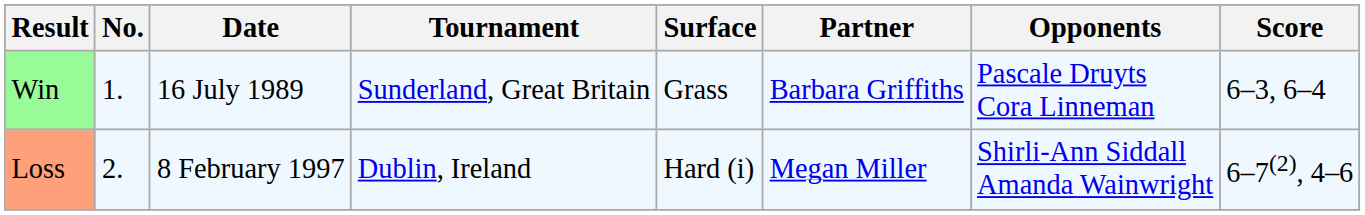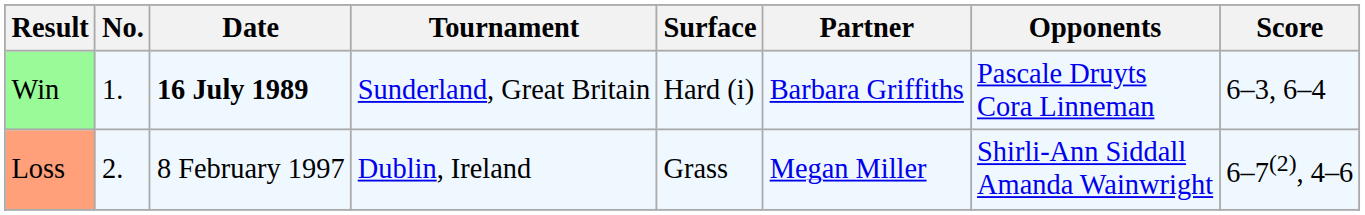(230, 89) normal -> (233, 89) bold
(696, 89) Grass -> (709, 89) Hard (i)
(709, 168) Hard (i) -> (696, 168) Grass
